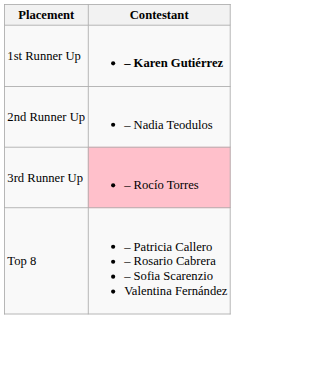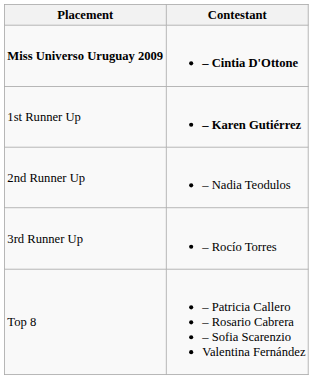+ row: (85, 55)
(159, 185) pink background -> (237, 246) no background
